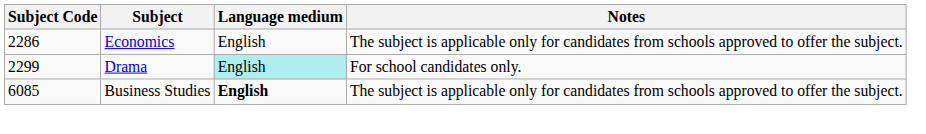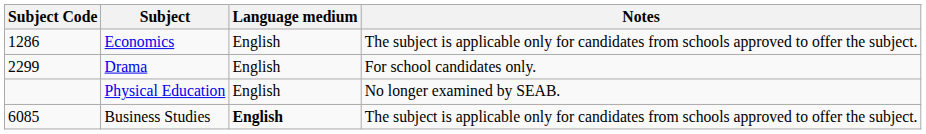(24, 41) 2286 -> (24, 41) 1286
(242, 66) paleturquoise background -> (256, 66) no background
+ row: (165, 91)
